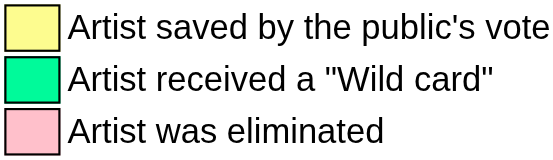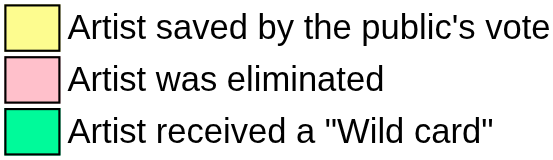rows swapped: (280, 79) <-> (226, 131)
